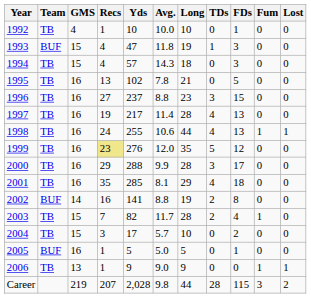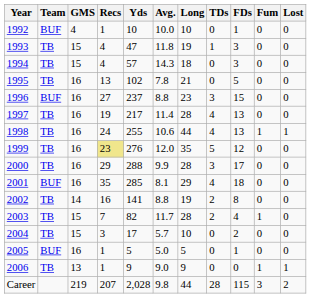(47, 30) TB -> (51, 30) BUF
(51, 47) BUF -> (47, 47) TB
(47, 98) TB -> (51, 98) BUF
(47, 183) TB -> (51, 183) BUF
(51, 200) BUF -> (47, 200) TB
